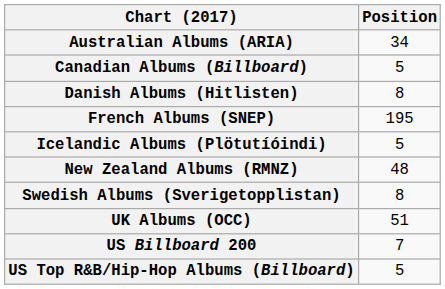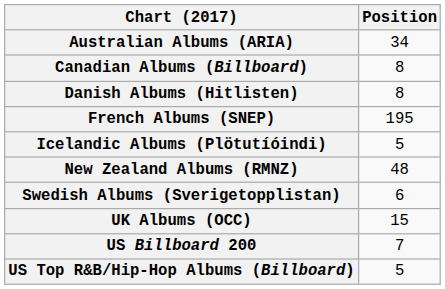(400, 68) 5 -> (400, 68) 8
(400, 195) 8 -> (400, 195) 6
(400, 221) 51 -> (400, 221) 15
